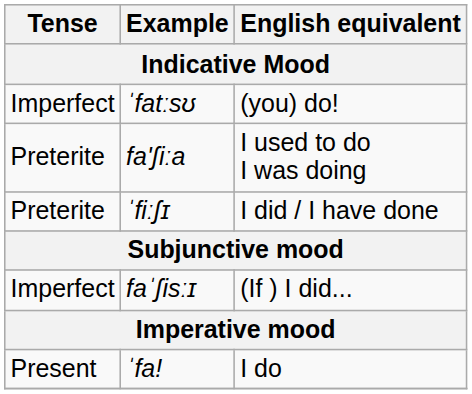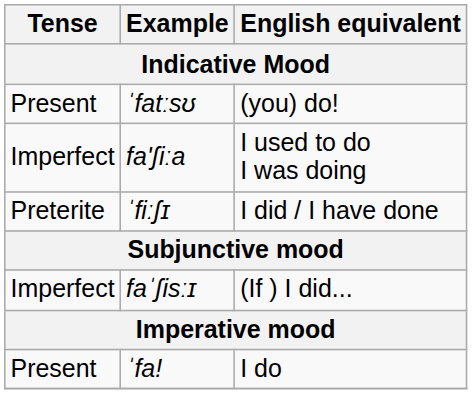(63, 103) Imperfect -> (54, 103) Present
(58, 157) Preterite -> (63, 157) Imperfect
